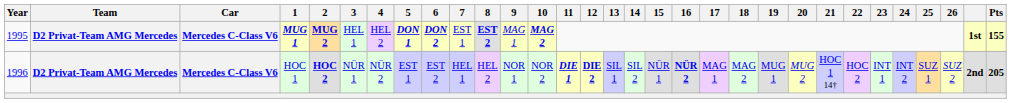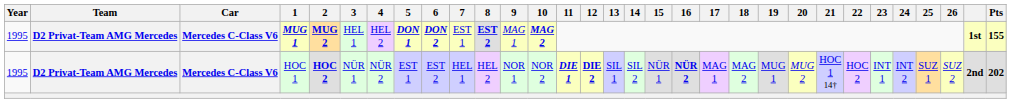(17, 71) 1996 -> (17, 71) 1995
(996, 71) 205 -> (996, 71) 202
